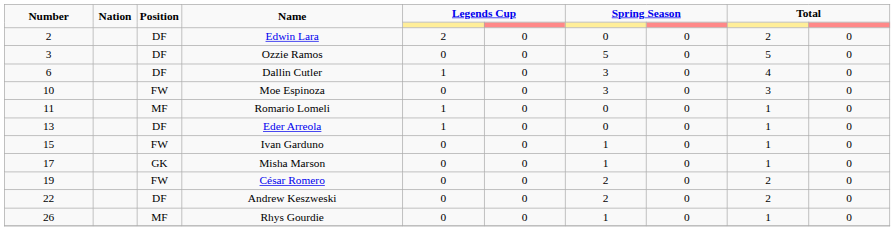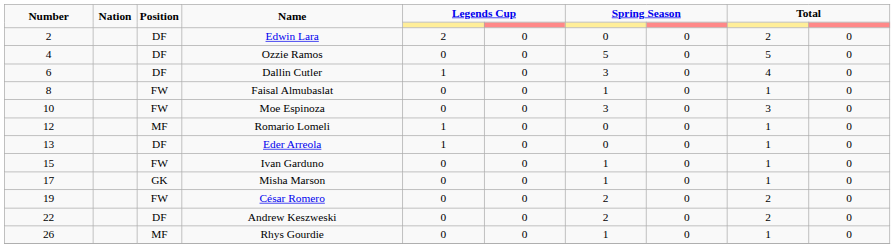(49, 54) 3 -> (49, 54) 4
+ row: (292, 90)
(49, 108) 11 -> (49, 126) 12
